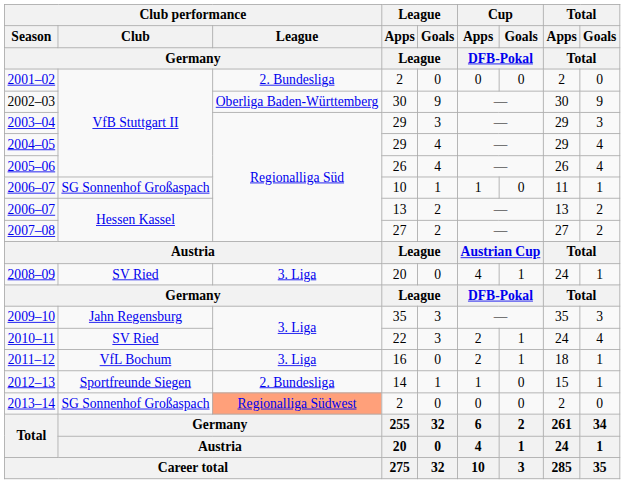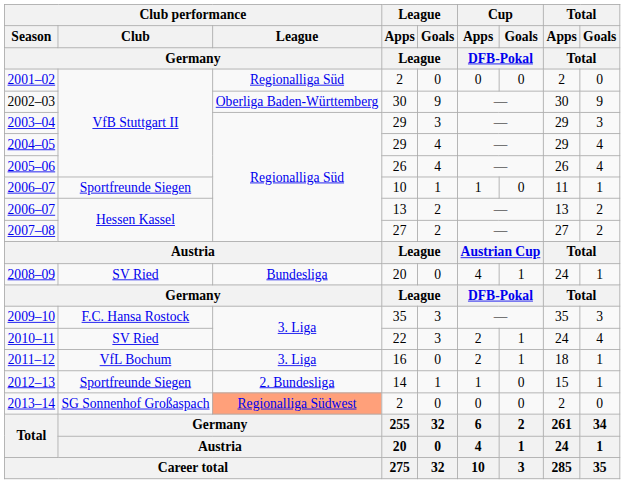(297, 79) 2. Bundesliga -> (297, 79) Regionalliga Süd
(135, 187) SG Sonnenhof Großaspach -> (135, 187) Sportfreunde Siegen
(297, 274) 3. Liga -> (297, 274) Bundesliga
(135, 317) Jahn Regensburg -> (135, 317) F.C. Hansa Rostock
